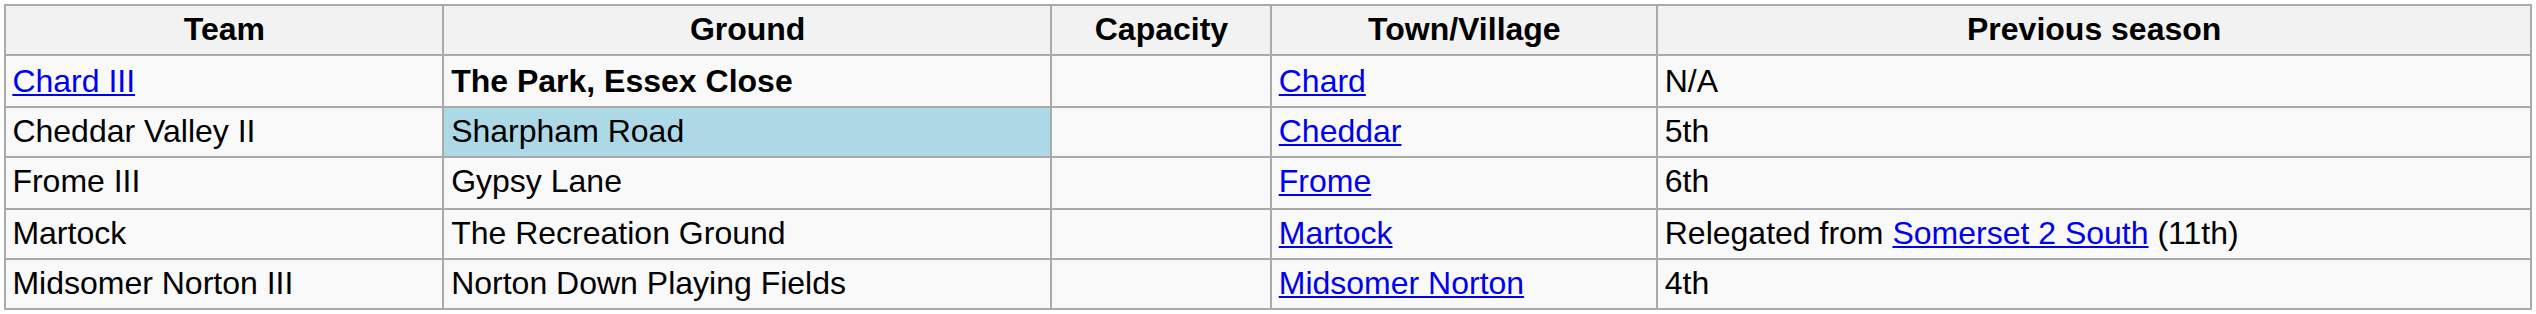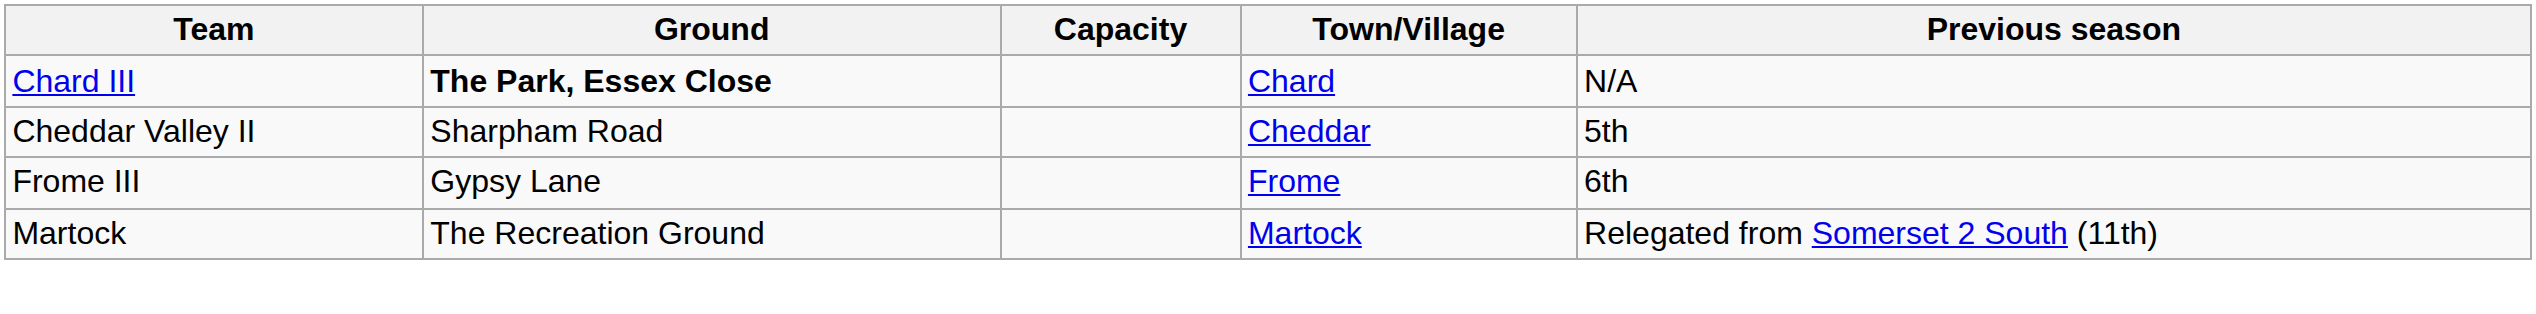(568, 131) lightblue background -> (547, 131) no background
- row: (153, 283)
